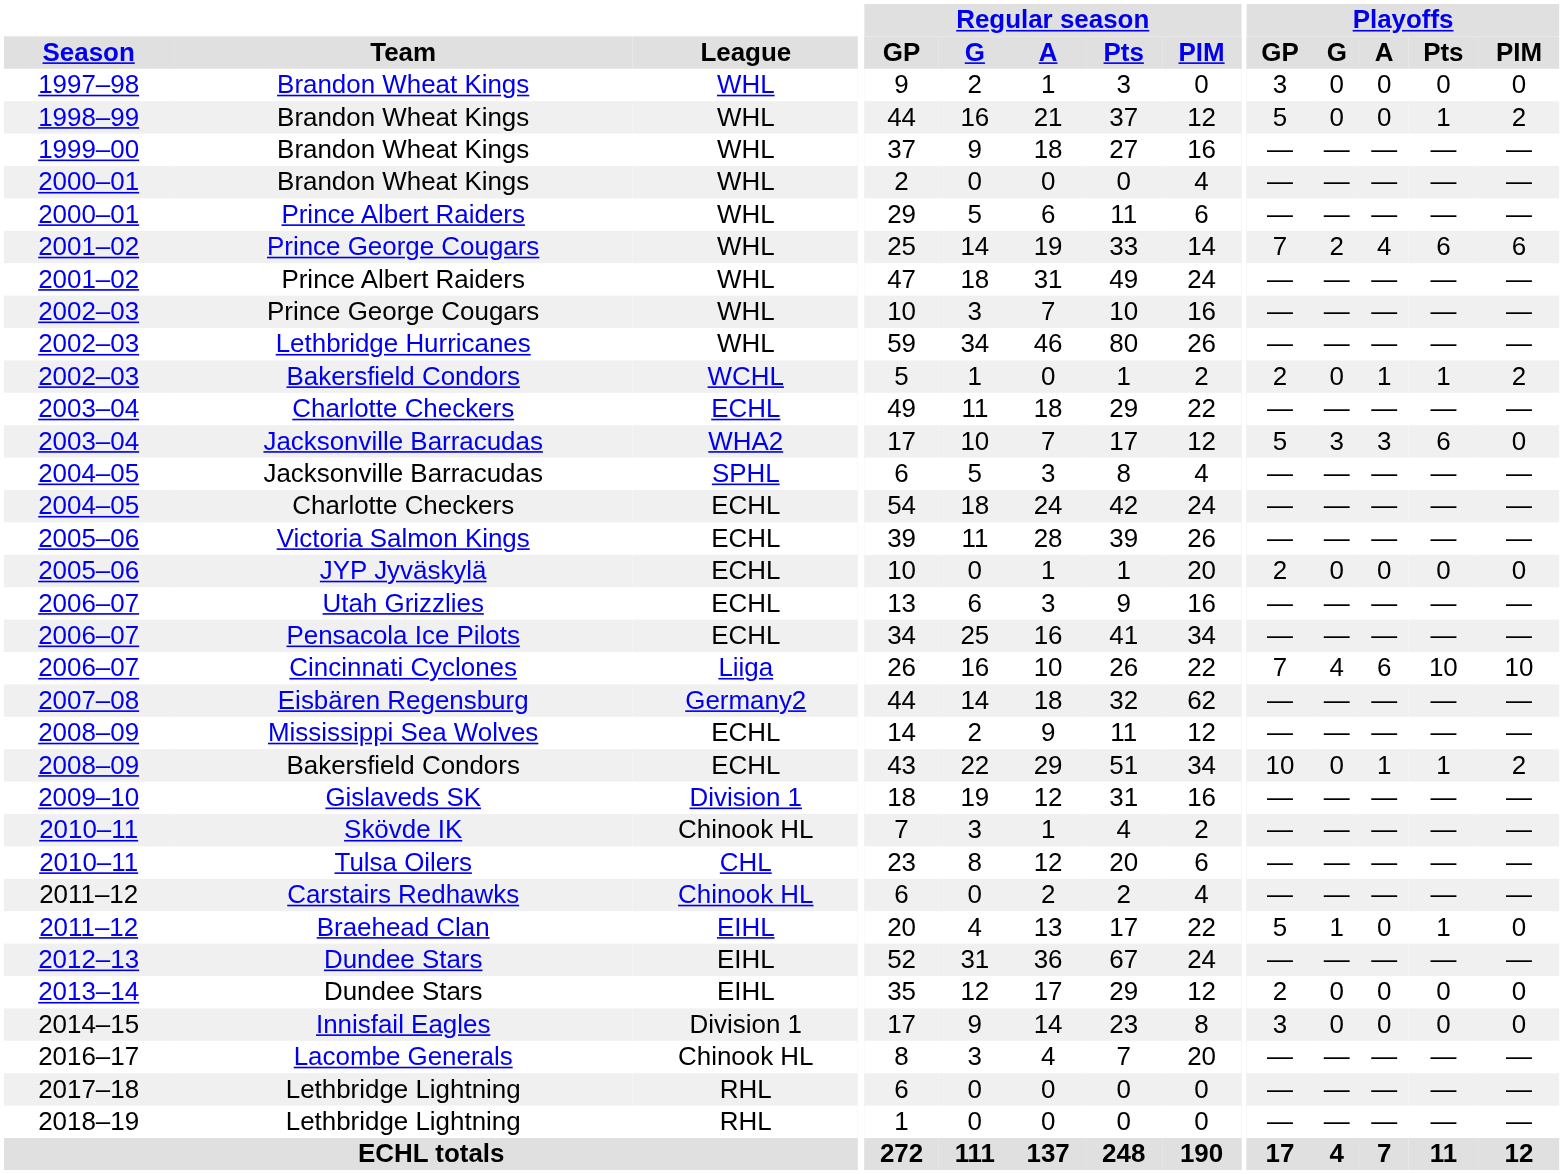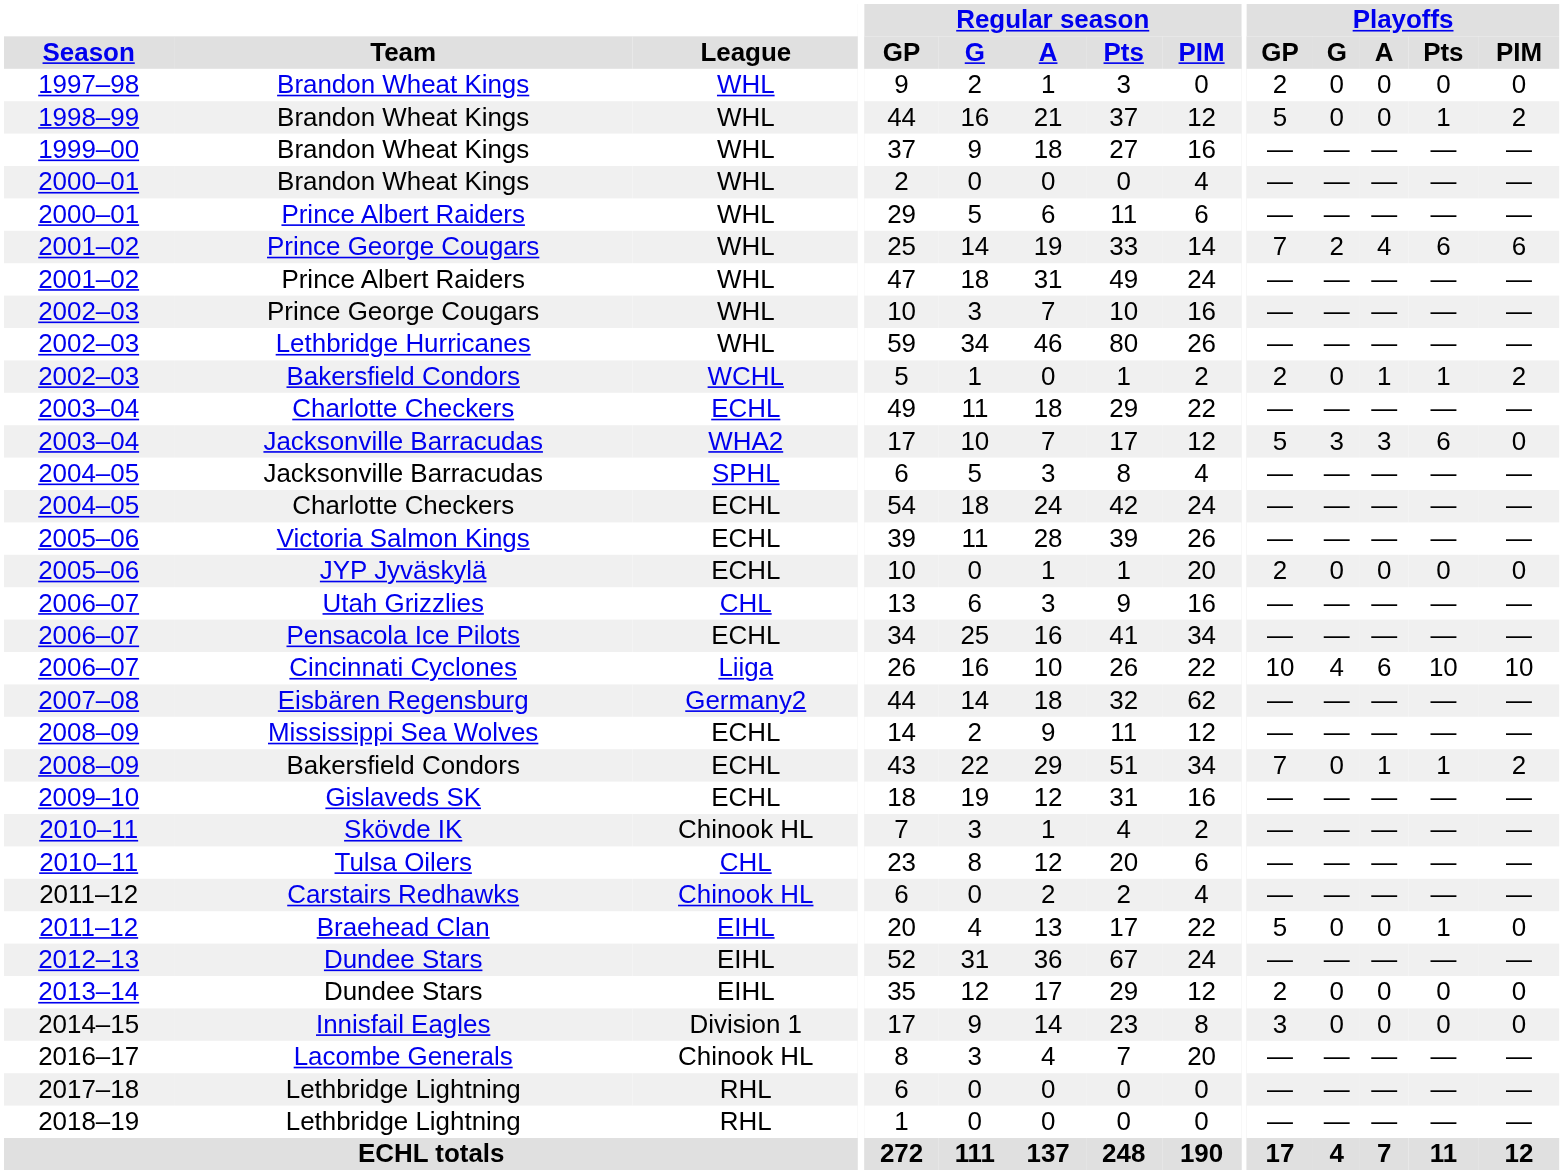(1280, 84) 3 -> (1280, 84) 2
(746, 603) ECHL -> (746, 603) CHL
(1280, 667) 7 -> (1280, 667) 10
(1280, 765) 10 -> (1280, 765) 7
(746, 797) Division 1 -> (746, 797) ECHL
(1337, 927) 1 -> (1337, 927) 0
